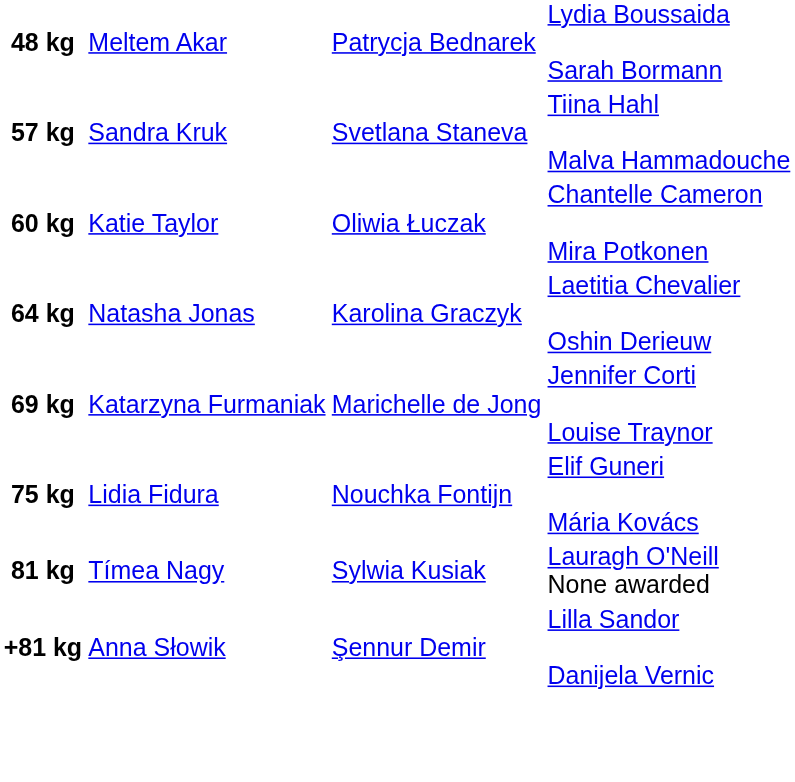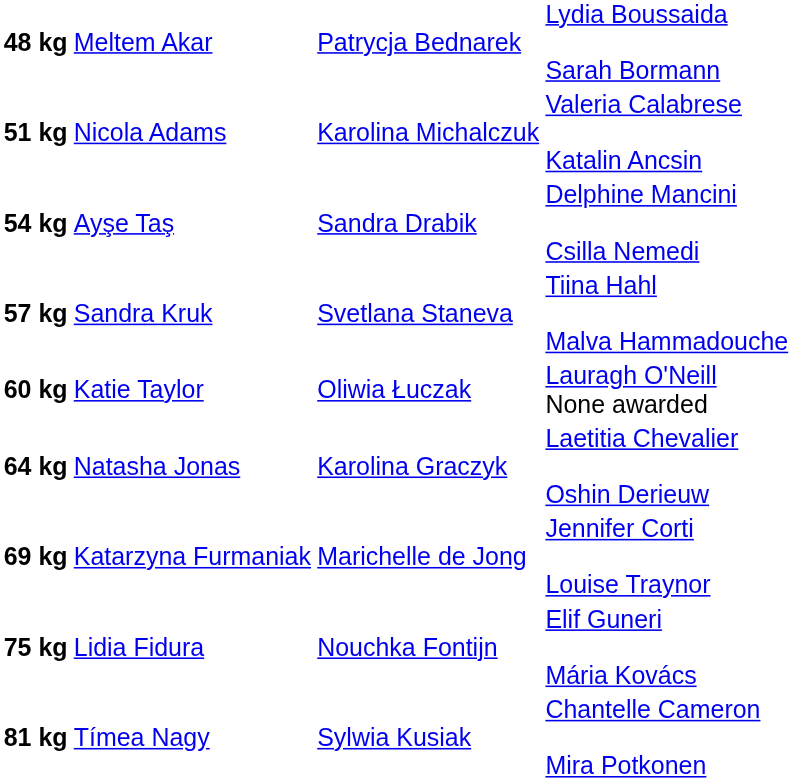+ row: (36, 132)
+ row: (36, 223)
(655, 223) Chantelle Cameron Mira Potkonen -> (631, 390) Lauragh O'Neill None awarded
(633, 571) Lauragh O'Neill None awarded -> (653, 738) Chantelle Cameron Mira Potkonen
- row: (43, 647)
